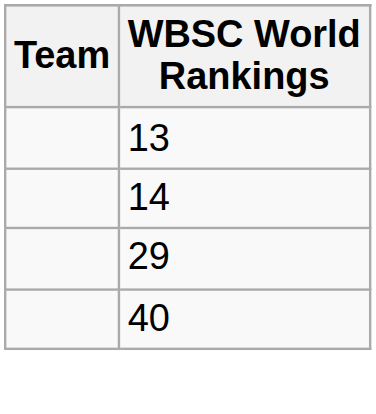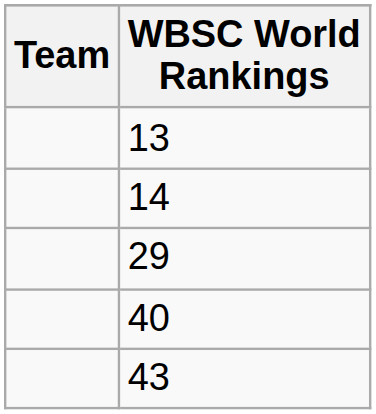+ row: (149, 377)
